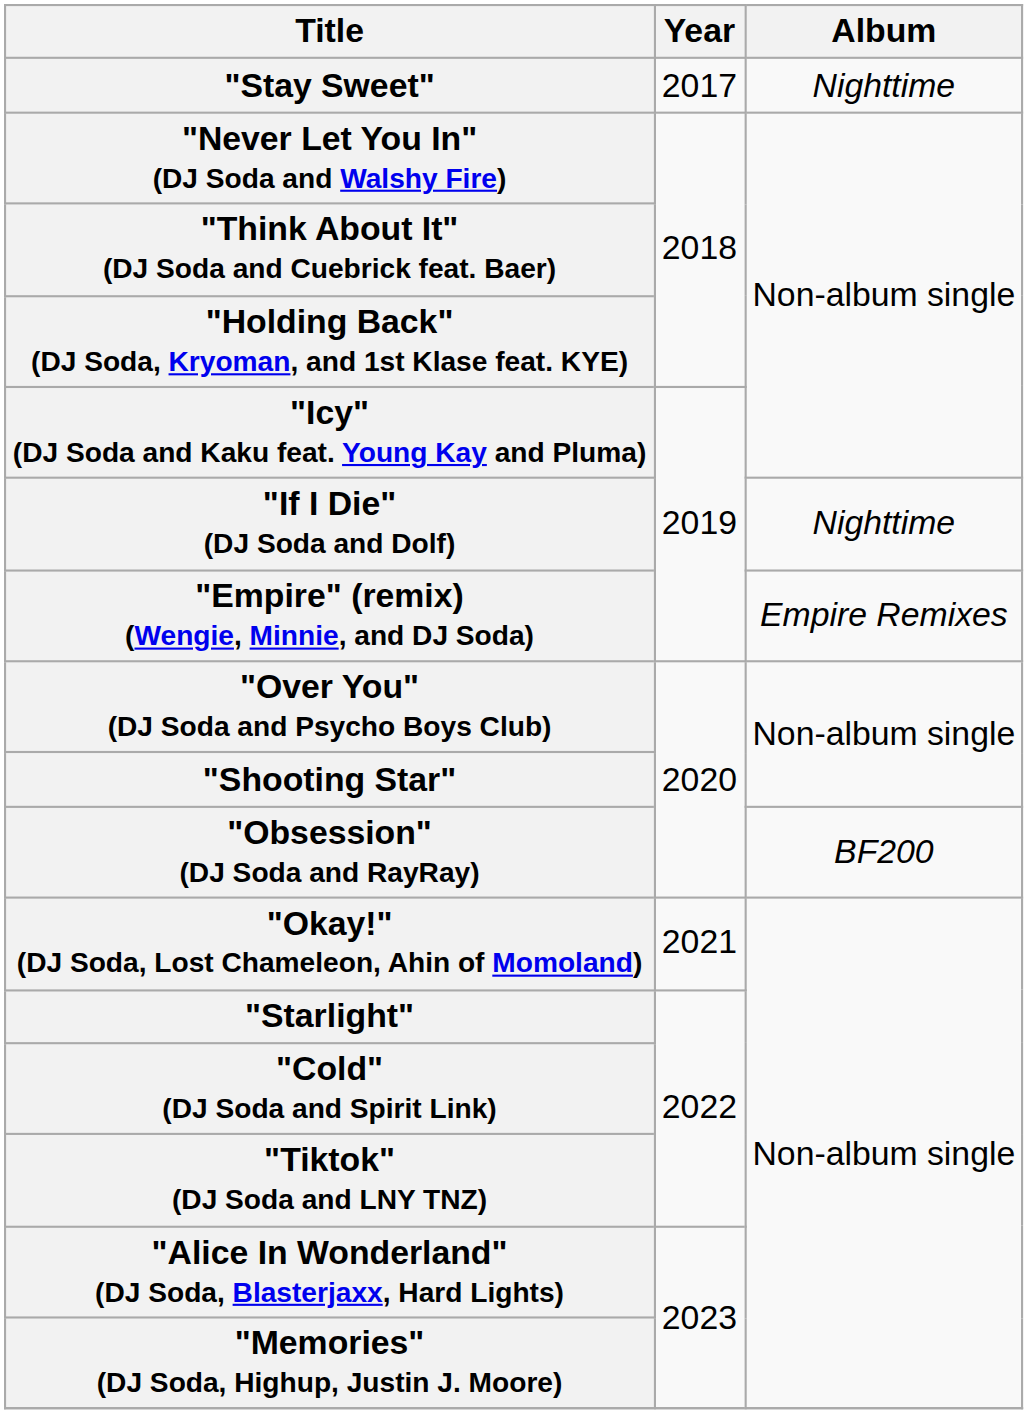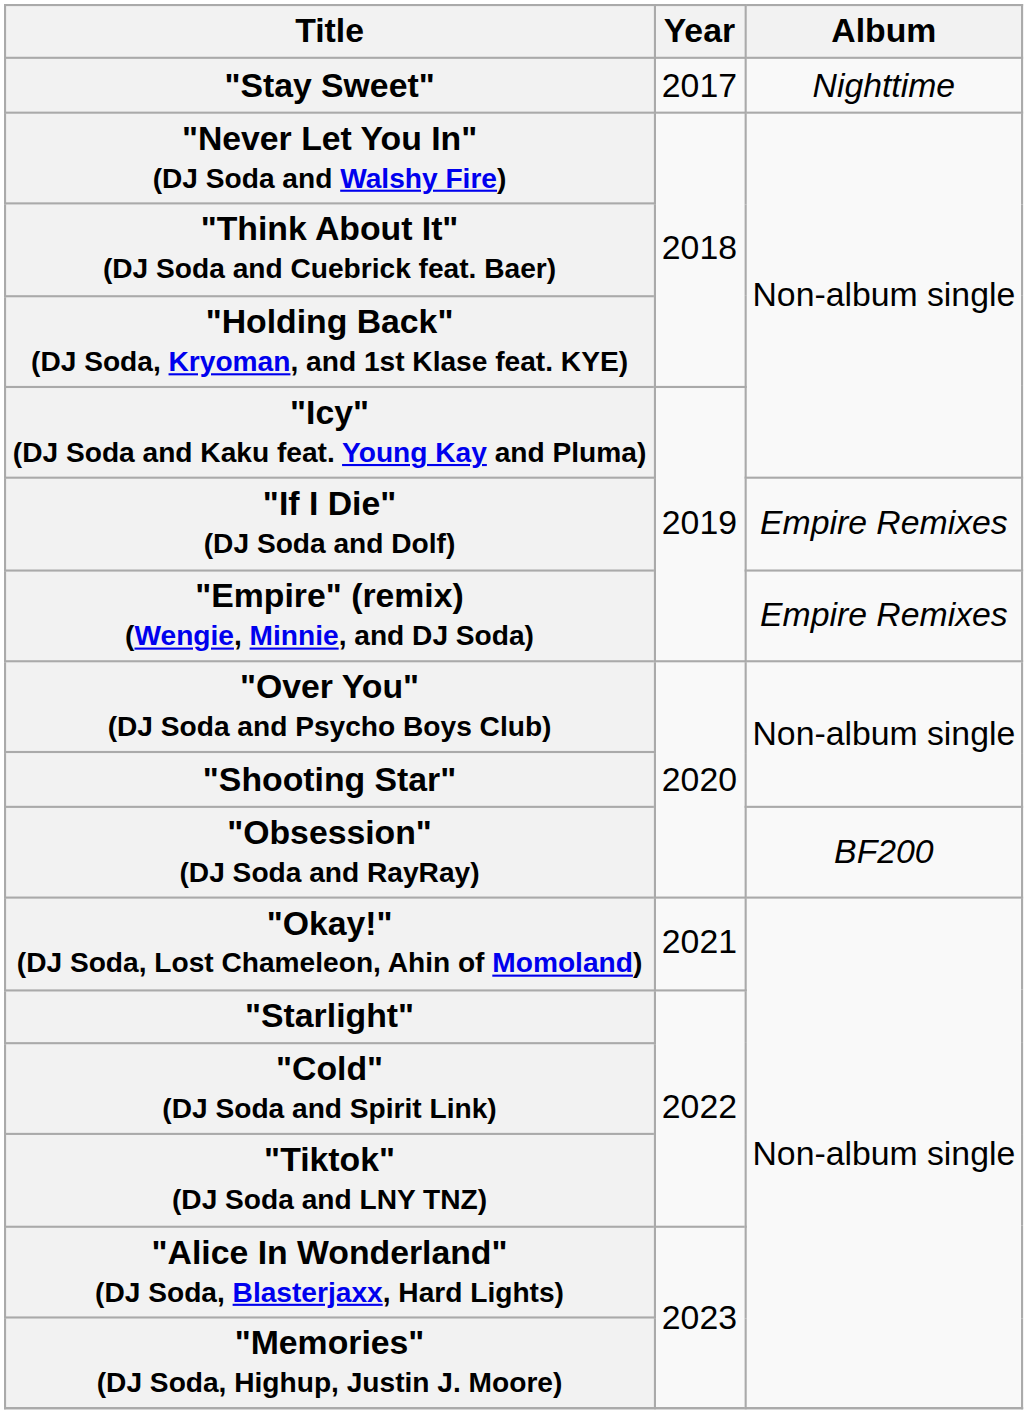(884, 523) Nighttime -> (884, 523) Empire Remixes
